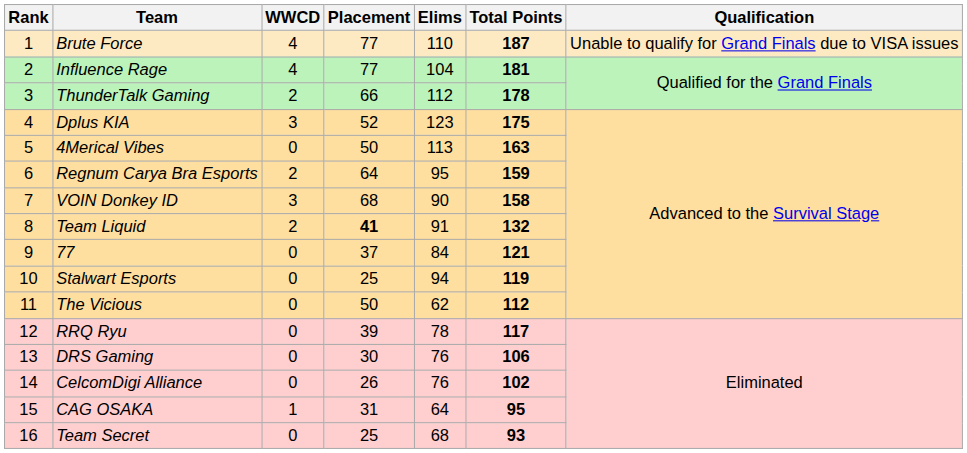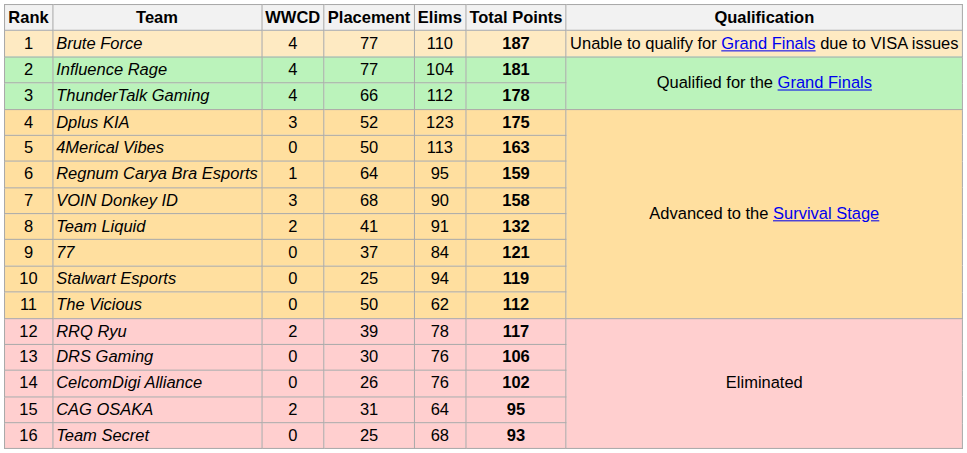(293, 95) 2 -> (293, 95) 4
(293, 174) 2 -> (293, 174) 1
(369, 226) bold -> (369, 226) normal
(293, 331) 0 -> (293, 331) 2
(293, 409) 1 -> (293, 409) 2
